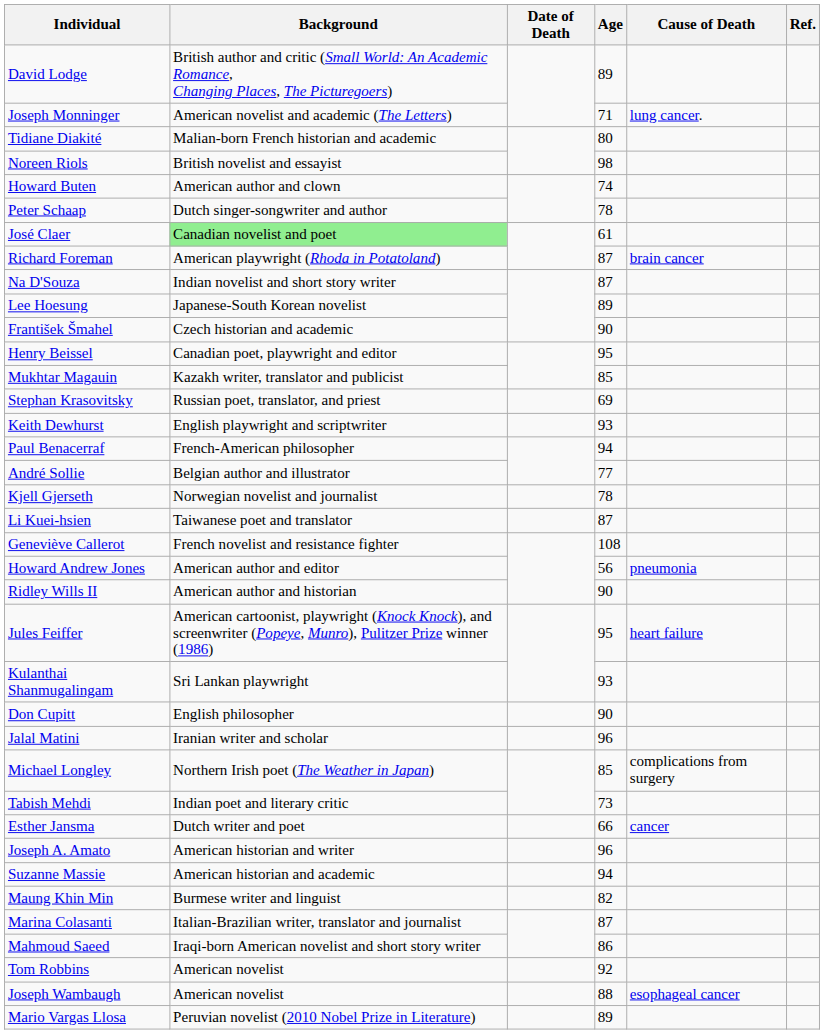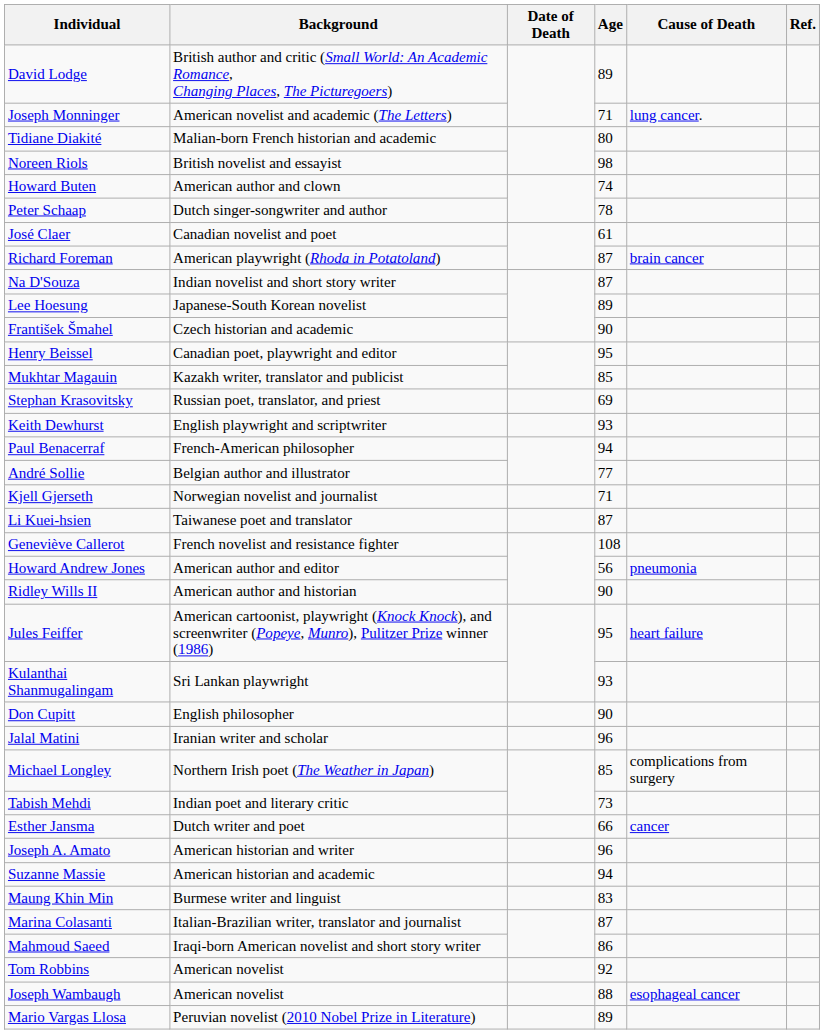(255, 234) lightgreen background -> (255, 234) no background
(605, 496) 78 -> (605, 496) 71
(605, 898) 82 -> (605, 898) 83
